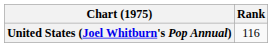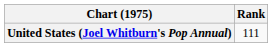(251, 33) 116 -> (251, 33) 111
